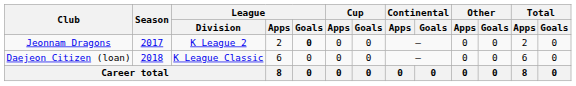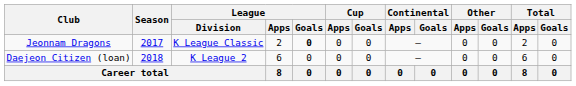(218, 42) K League 2 -> (218, 42) K League Classic
(218, 58) K League Classic -> (218, 58) K League 2
